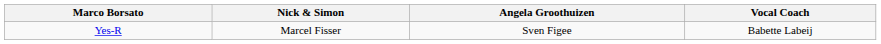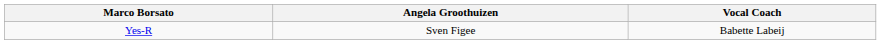- column: (311, 13)
